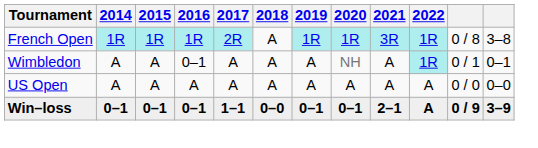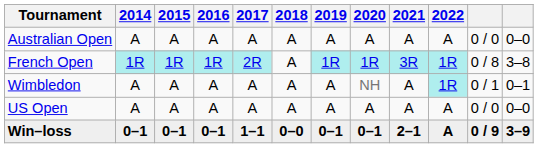+ row: (60, 39)
(194, 62) 0–1 -> (213, 85) A
